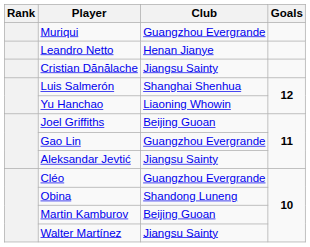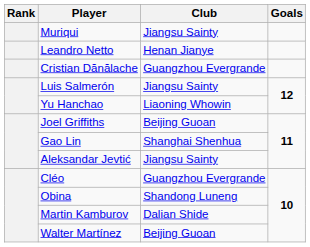(204, 31) Guangzhou Evergrande -> (181, 31) Jiangsu Sainty
(181, 68) Jiangsu Sainty -> (204, 68) Guangzhou Evergrande
(192, 86) Shanghai Shenhua -> (181, 86) Jiangsu Sainty
(204, 141) Guangzhou Evergrande -> (192, 141) Shanghai Shenhua
(179, 214) Beijing Guoan -> (176, 214) Dalian Shide
(181, 232) Jiangsu Sainty -> (179, 232) Beijing Guoan
